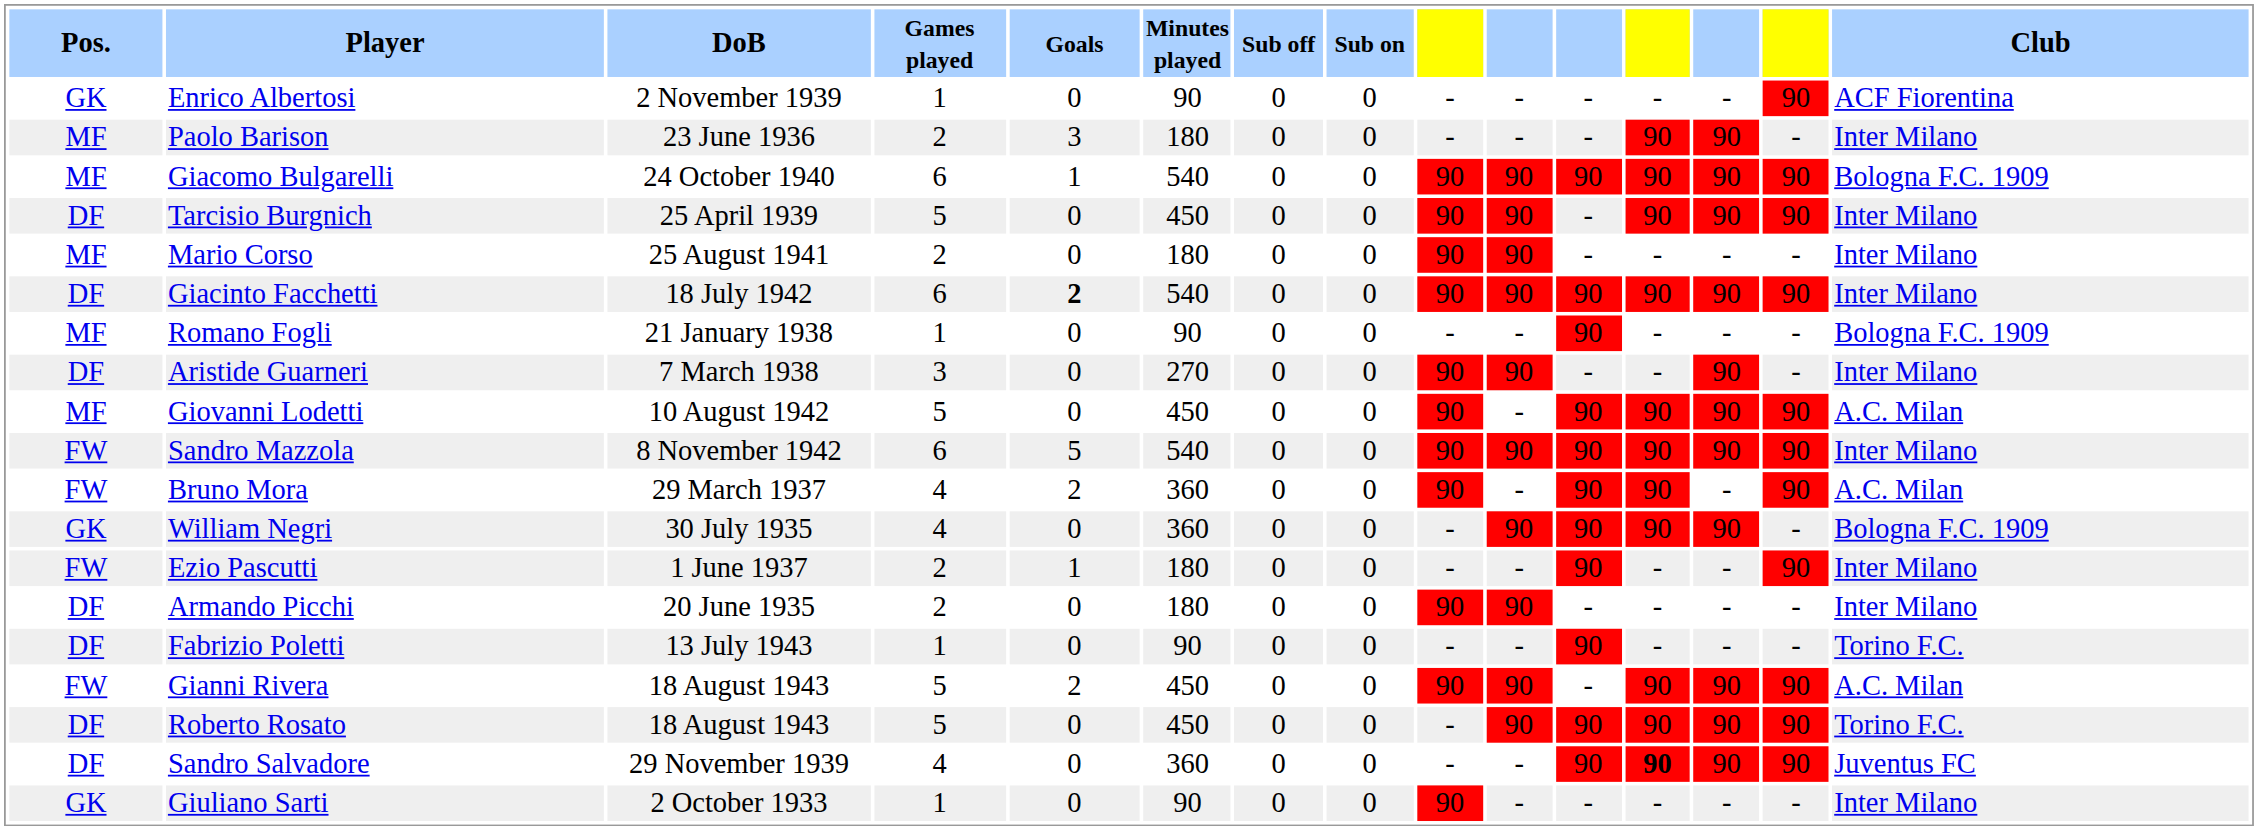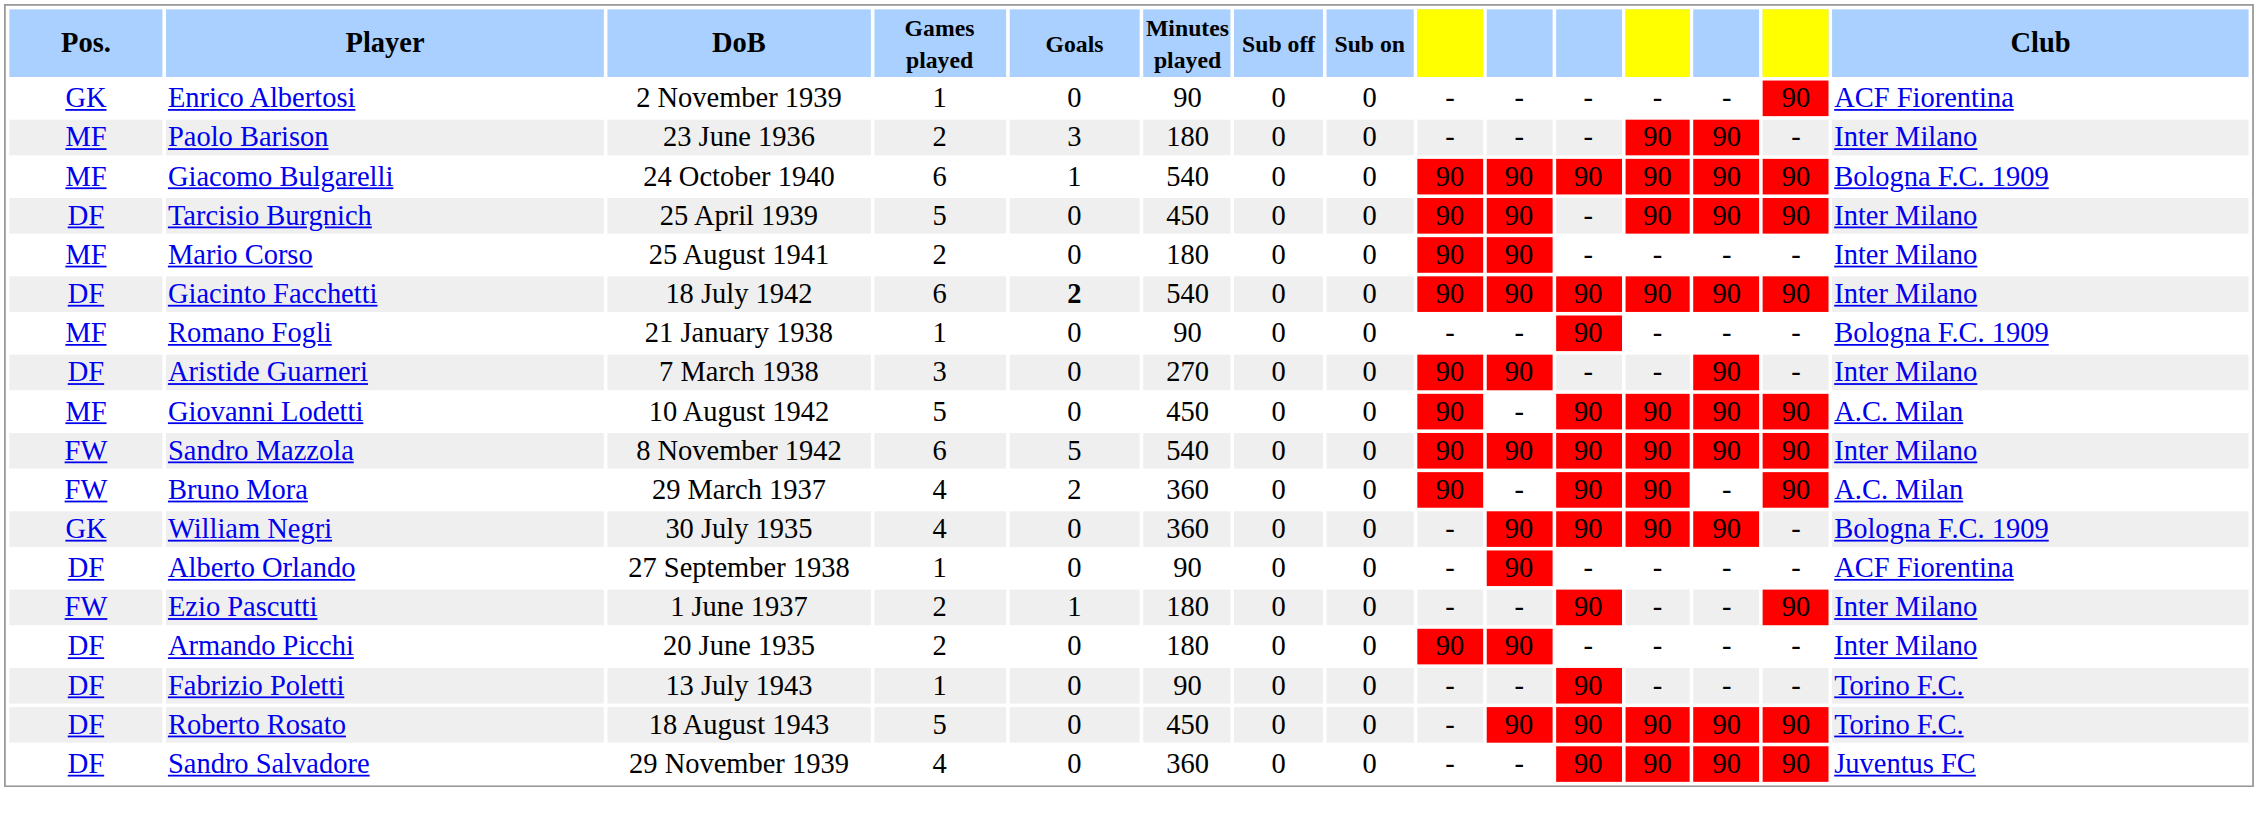+ row: (262, 567)
- row: (248, 685)
(1658, 763) bold -> (1658, 763) normal
- row: (248, 802)
